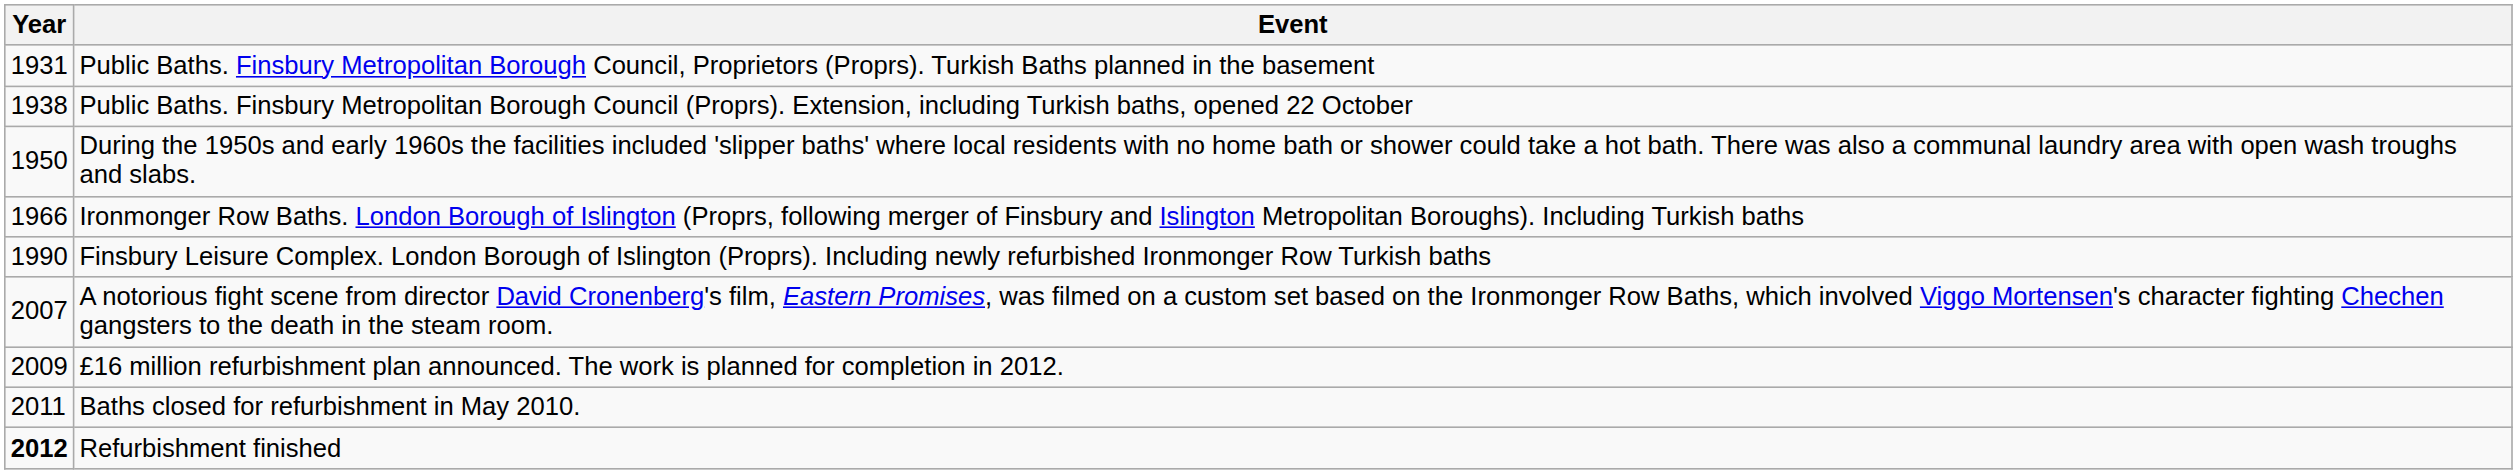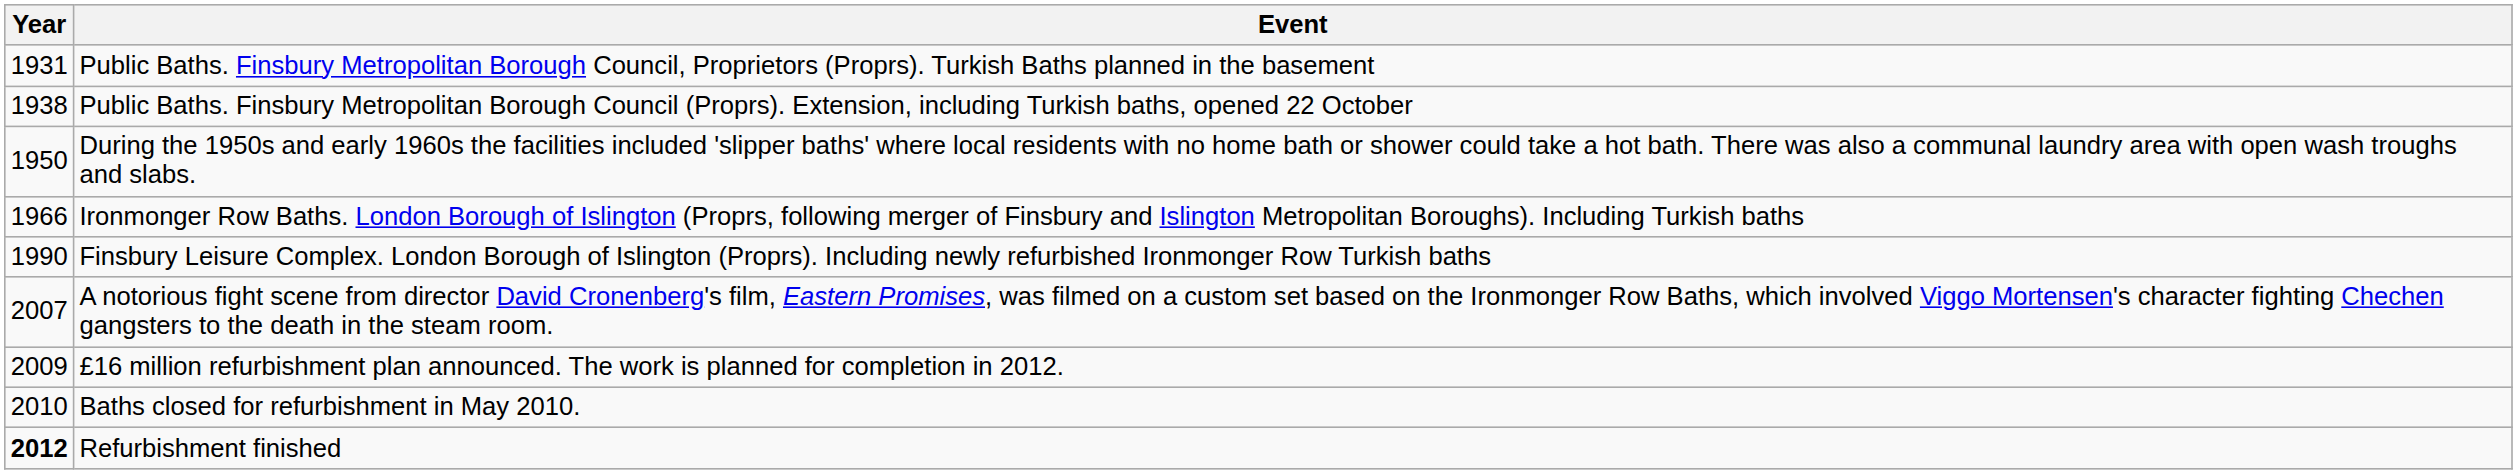(38, 407) 2011 -> (39, 407) 2010
